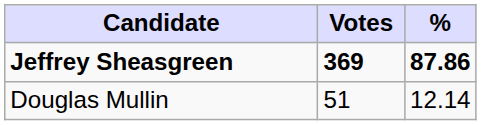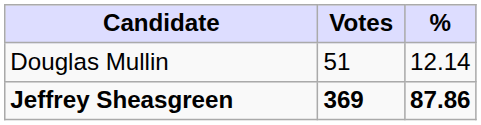rows swapped: (122, 61) <-> (90, 100)
